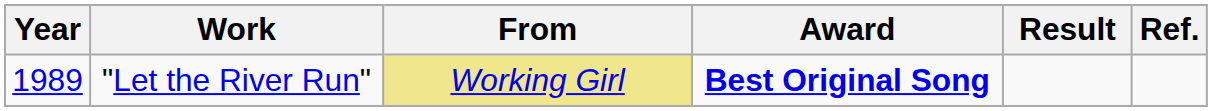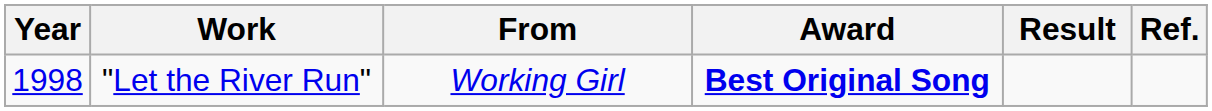(48, 79) 1989 -> (48, 79) 1998
(538, 79) khaki background -> (538, 79) no background
